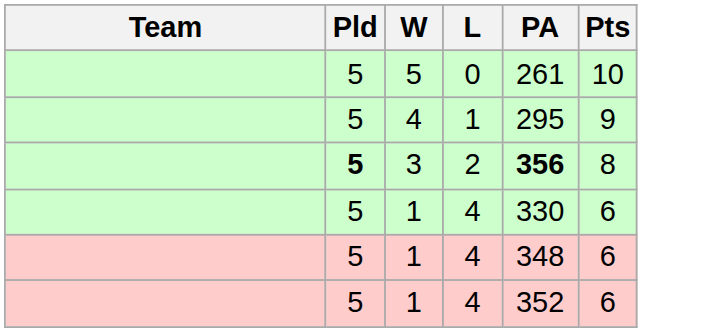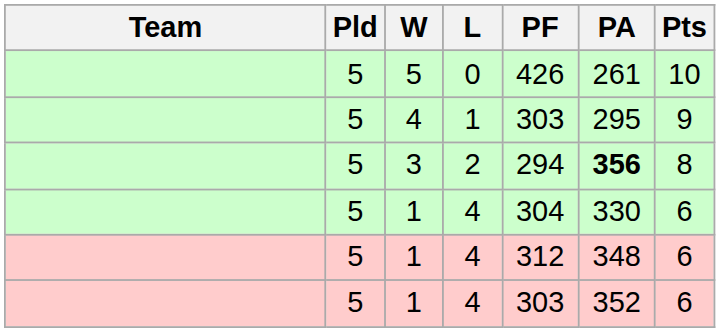+ column: (540, 27)
(355, 165) bold -> (355, 165) normal
